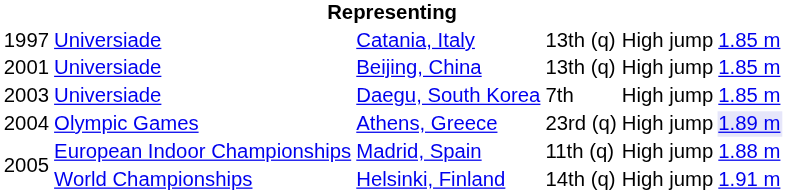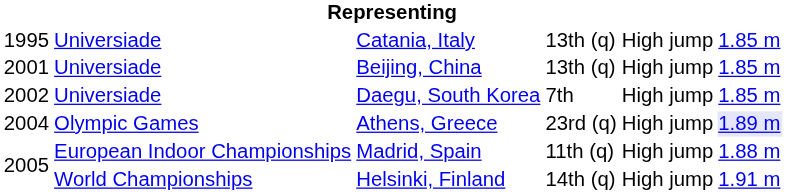(26, 40) 1997 -> (26, 40) 1995
(26, 95) 2003 -> (26, 95) 2002
